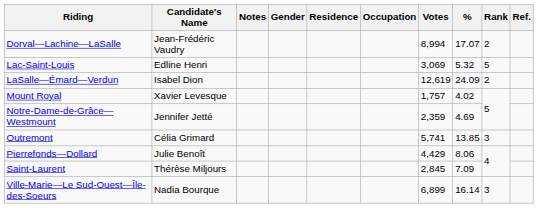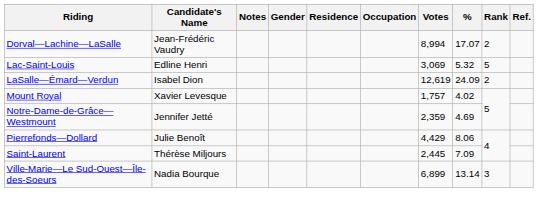- row: (30, 138)
(433, 169) 2,845 -> (433, 153) 2,445
(467, 189) 16.14 -> (467, 174) 13.14
